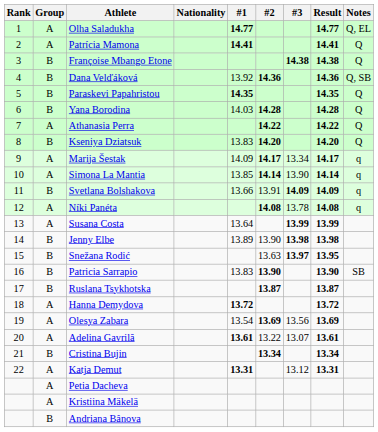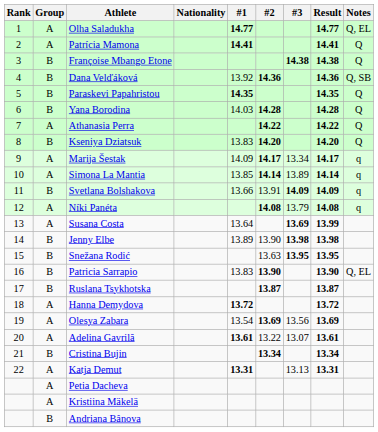(297, 175) 13.90 -> (297, 175) 13.89
(297, 207) 13.78 -> (297, 207) 13.79
(297, 223) 13.99 -> (297, 223) 13.69
(297, 256) 13.97 -> (297, 256) 13.95
(359, 272) SB -> (359, 272) Q, EL
(297, 369) 13.12 -> (297, 369) 13.13
